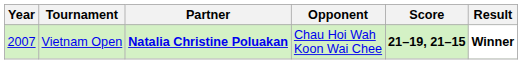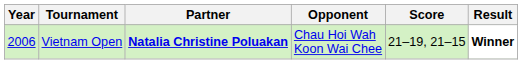(21, 42) 2007 -> (21, 42) 2006
(427, 42) bold -> (427, 42) normal
